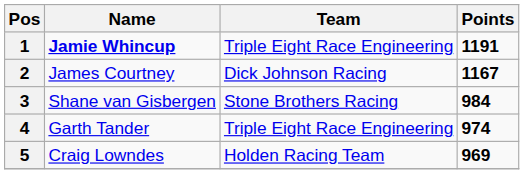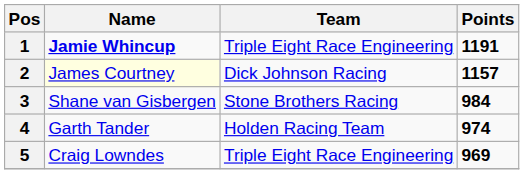(111, 73) no background -> (111, 73) lightyellow background
(480, 73) 1167 -> (480, 73) 1157
(339, 128) Triple Eight Race Engineering -> (304, 128) Holden Racing Team
(304, 156) Holden Racing Team -> (339, 156) Triple Eight Race Engineering
